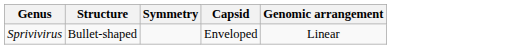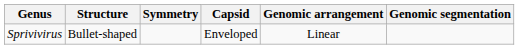+ column: (450, 14)
